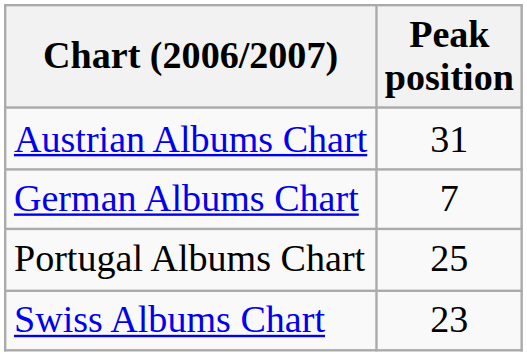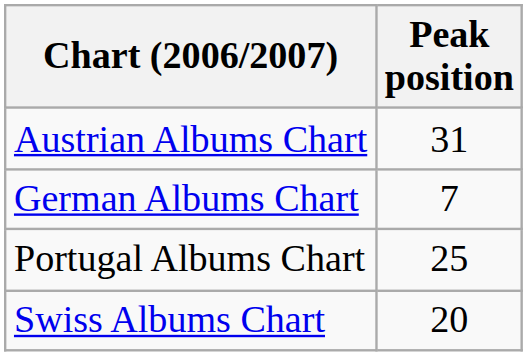(449, 319) 23 -> (449, 319) 20
